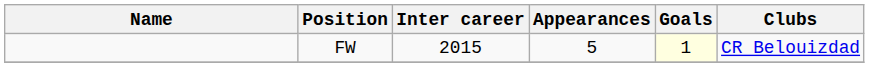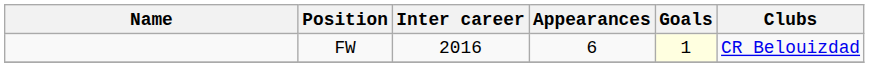(460, 48) 2015 -> (460, 48) 2016
(592, 48) 5 -> (592, 48) 6
